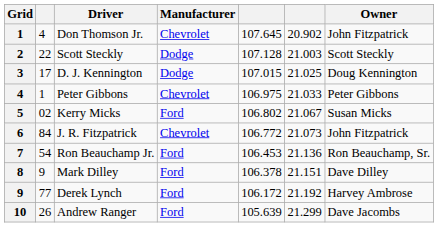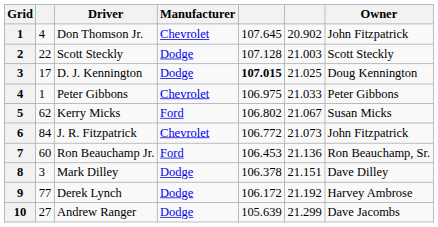(261, 73) normal -> (261, 73) bold
(45, 113) 02 -> (45, 113) 62
(45, 152) 54 -> (45, 152) 60
(42, 172) 9 -> (42, 172) 3
(172, 172) Ford -> (177, 172) Dodge
(172, 192) Ford -> (177, 192) Dodge
(45, 212) 26 -> (45, 212) 27
(172, 212) Ford -> (177, 212) Dodge
